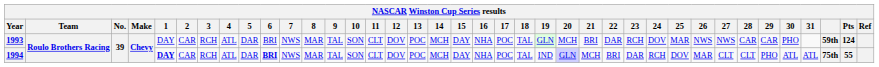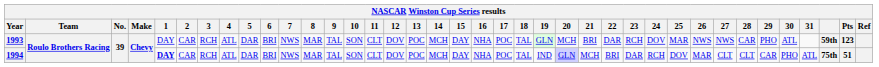(769, 40) CAR -> (768, 40) PHO
(790, 40) PHO -> (789, 40) ATL
(848, 40) 124 -> (848, 40) 123
(270, 55) bold -> (269, 55) normal
(769, 55) PHO -> (768, 55) CAR
(790, 55) ATL -> (789, 55) PHO
(848, 55) 55 -> (848, 55) 51
